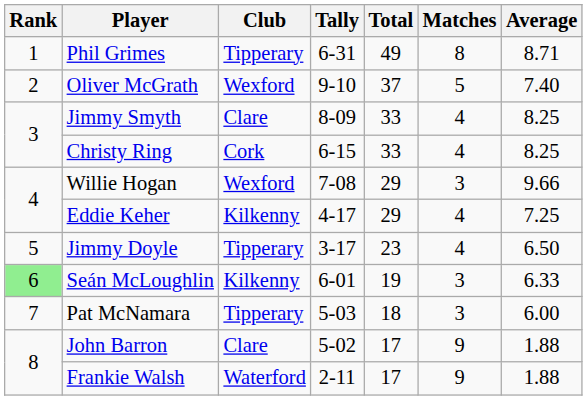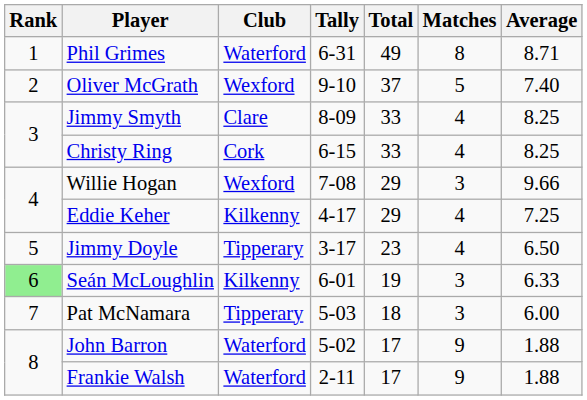(263, 53) Tipperary -> (265, 53) Waterford
(246, 345) Clare -> (265, 345) Waterford
